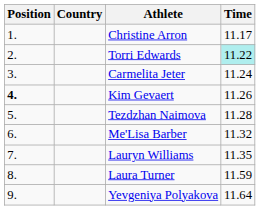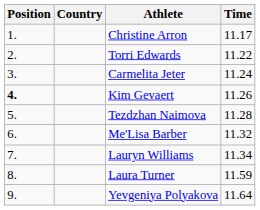(238, 54) paleturquoise background -> (238, 54) no background
(238, 154) 11.35 -> (238, 154) 11.34
